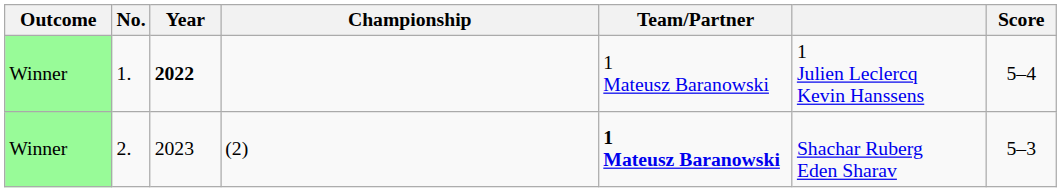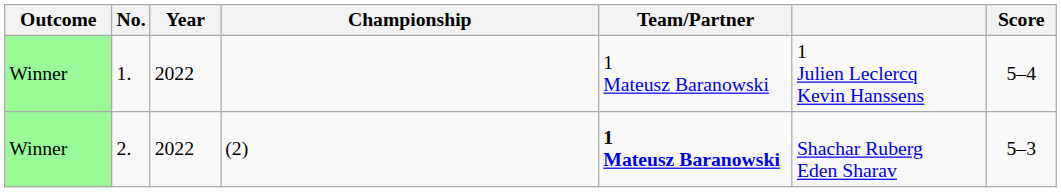(174, 73) bold -> (174, 73) normal
(174, 148) 2023 -> (174, 148) 2022
